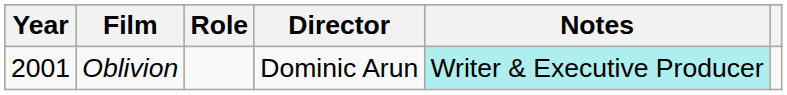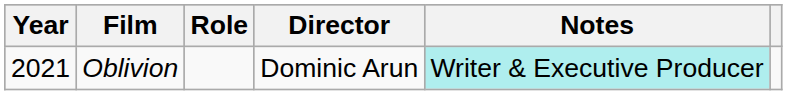(40, 67) 2001 -> (40, 67) 2021
